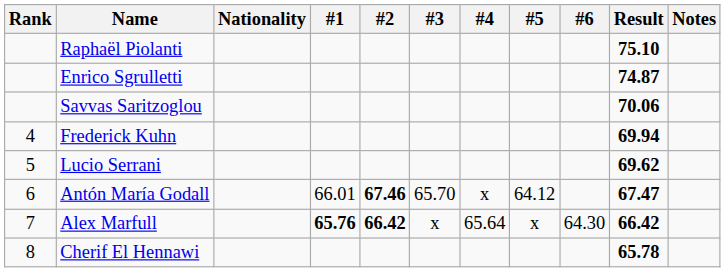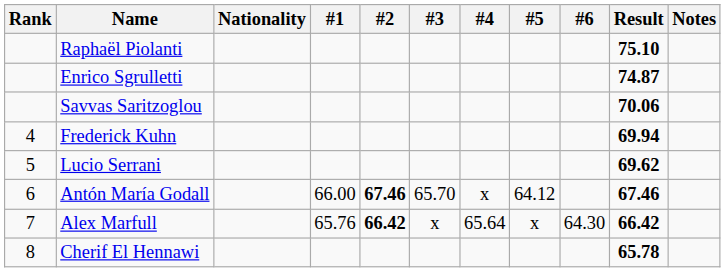(335, 194) 66.01 -> (335, 194) 66.00
(639, 194) 67.47 -> (639, 194) 67.46
(335, 223) bold -> (335, 223) normal
